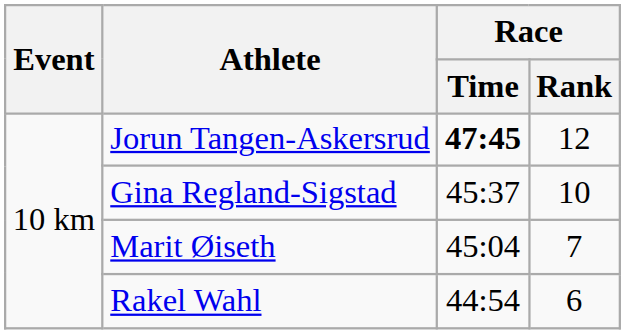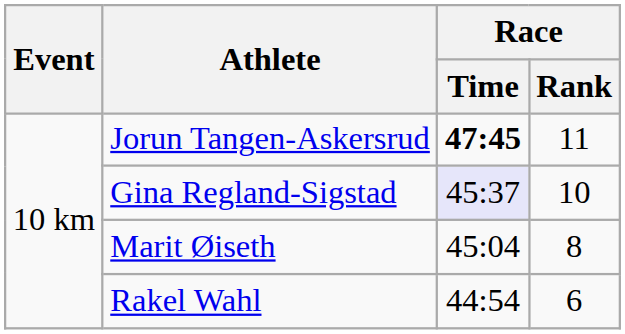(574, 139) 12 -> (574, 139) 11
(483, 192) no background -> (483, 192) lavender background
(574, 246) 7 -> (574, 246) 8
